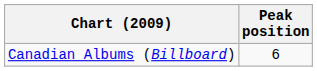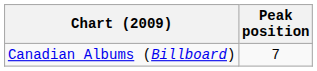(276, 55) 6 -> (276, 55) 7
